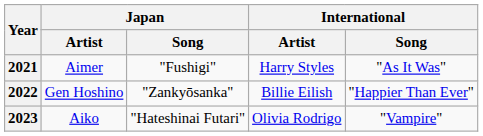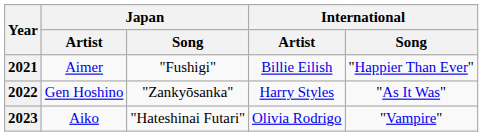(297, 67) Harry Styles -> (297, 67) Billie Eilish
(411, 67) "As It Was" -> (411, 67) "Happier Than Ever"
(297, 93) Billie Eilish -> (297, 93) Harry Styles
(411, 93) "Happier Than Ever" -> (411, 93) "As It Was"
